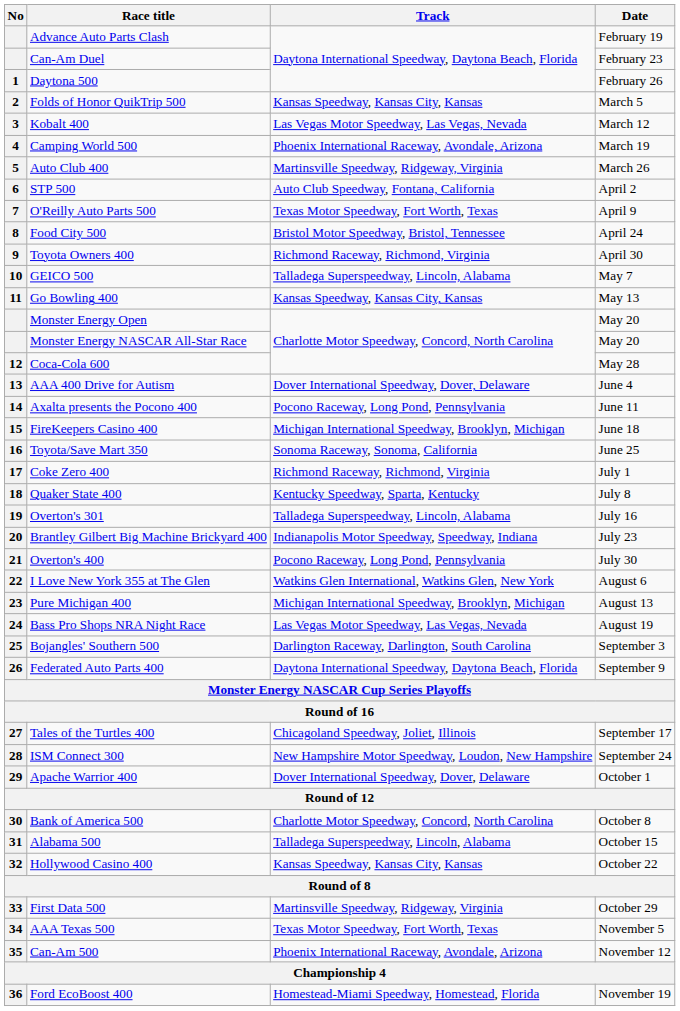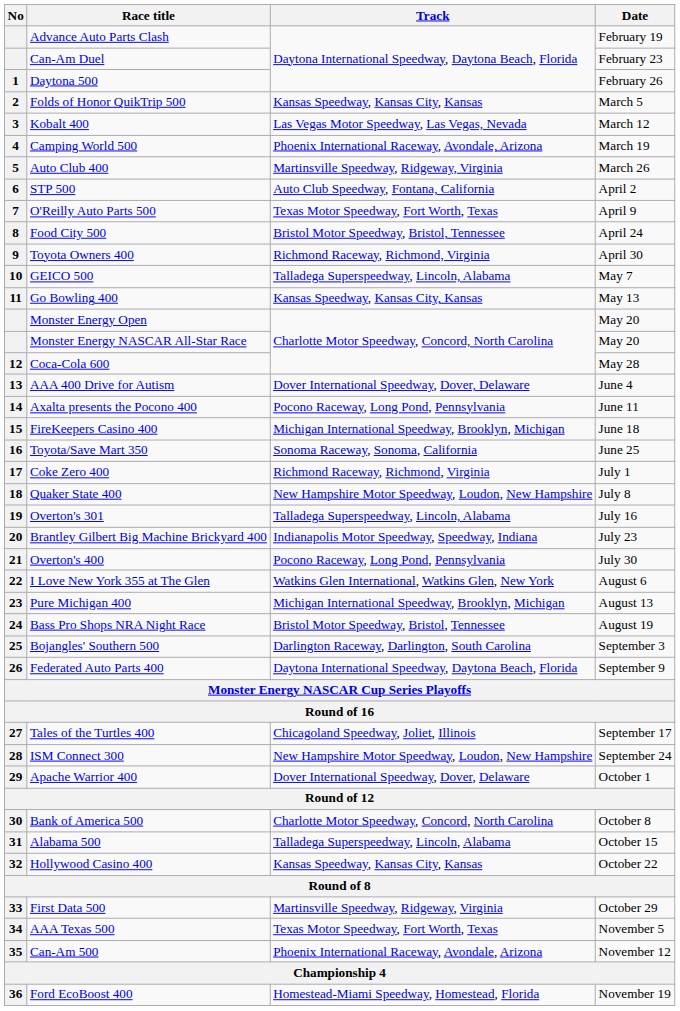(376, 493) Kentucky Speedway, Sparta, Kentucky -> (433, 493) New Hampshire Motor Speedway, Loudon, New Hampshire
(400, 624) Las Vegas Motor Speedway, Las Vegas, Nevada -> (389, 624) Bristol Motor Speedway, Bristol, Tennessee
